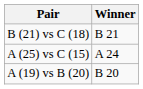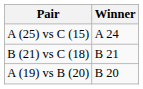rows swapped: (48, 53) <-> (48, 34)
